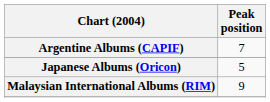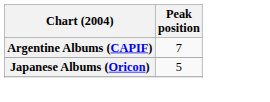- row: (111, 86)
